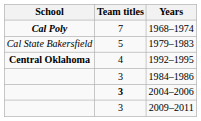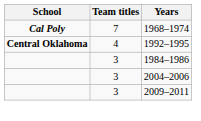- row: (171, 44)
(120, 92) bold -> (116, 76) normal
